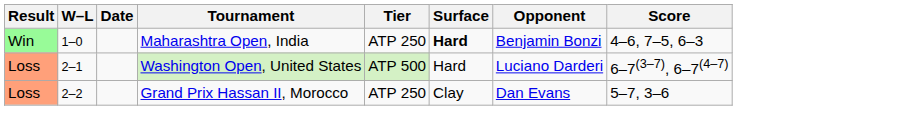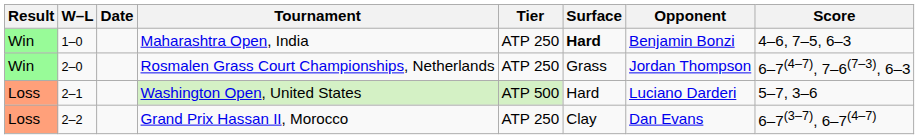+ row: (318, 66)
(669, 66) 6–7(3–7), 6–7(4–7) -> (788, 92) 5–7, 3–6
(640, 92) 5–7, 3–6 -> (817, 119) 6–7(3–7), 6–7(4–7)
